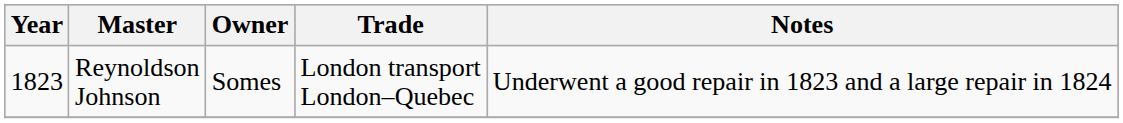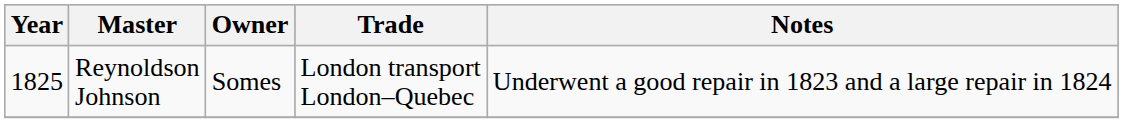(37, 81) 1823 -> (37, 81) 1825
